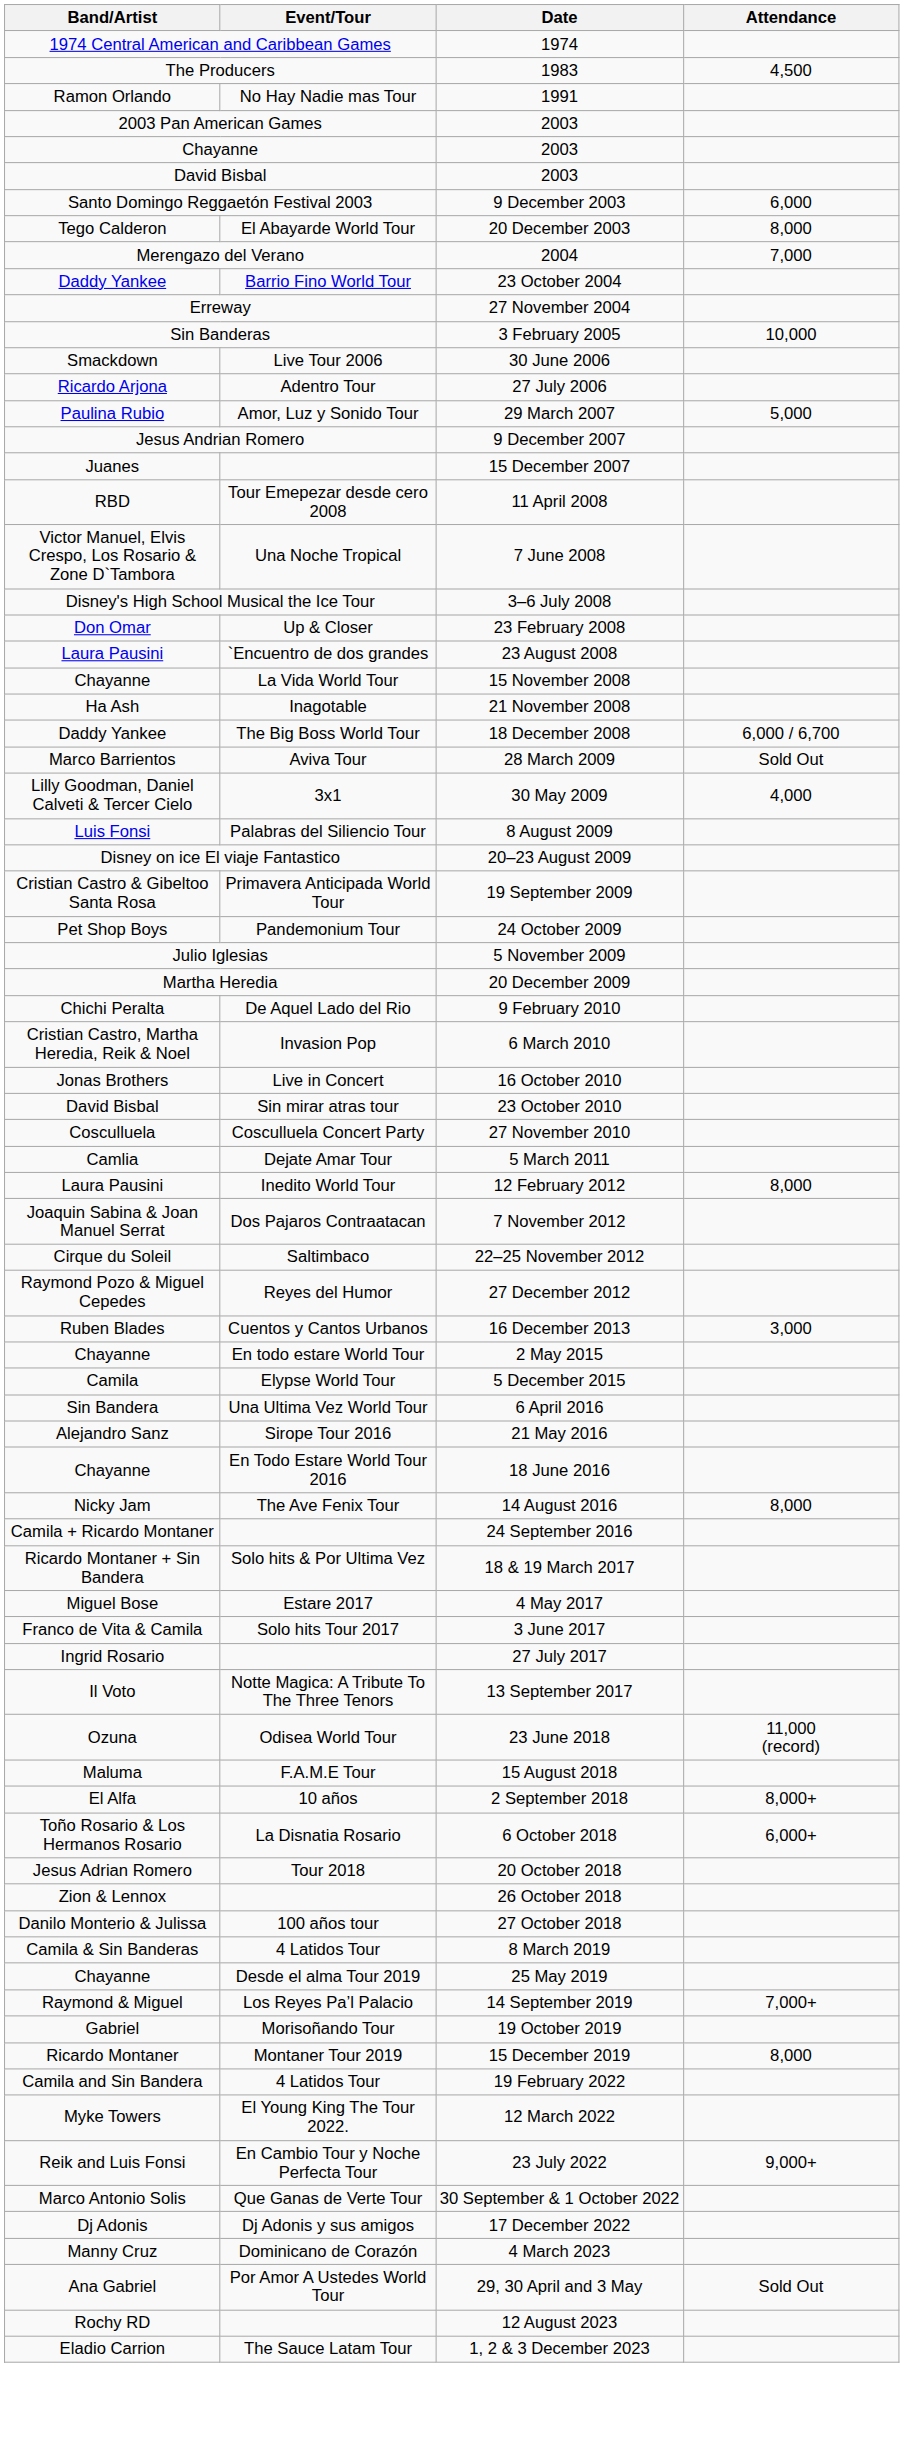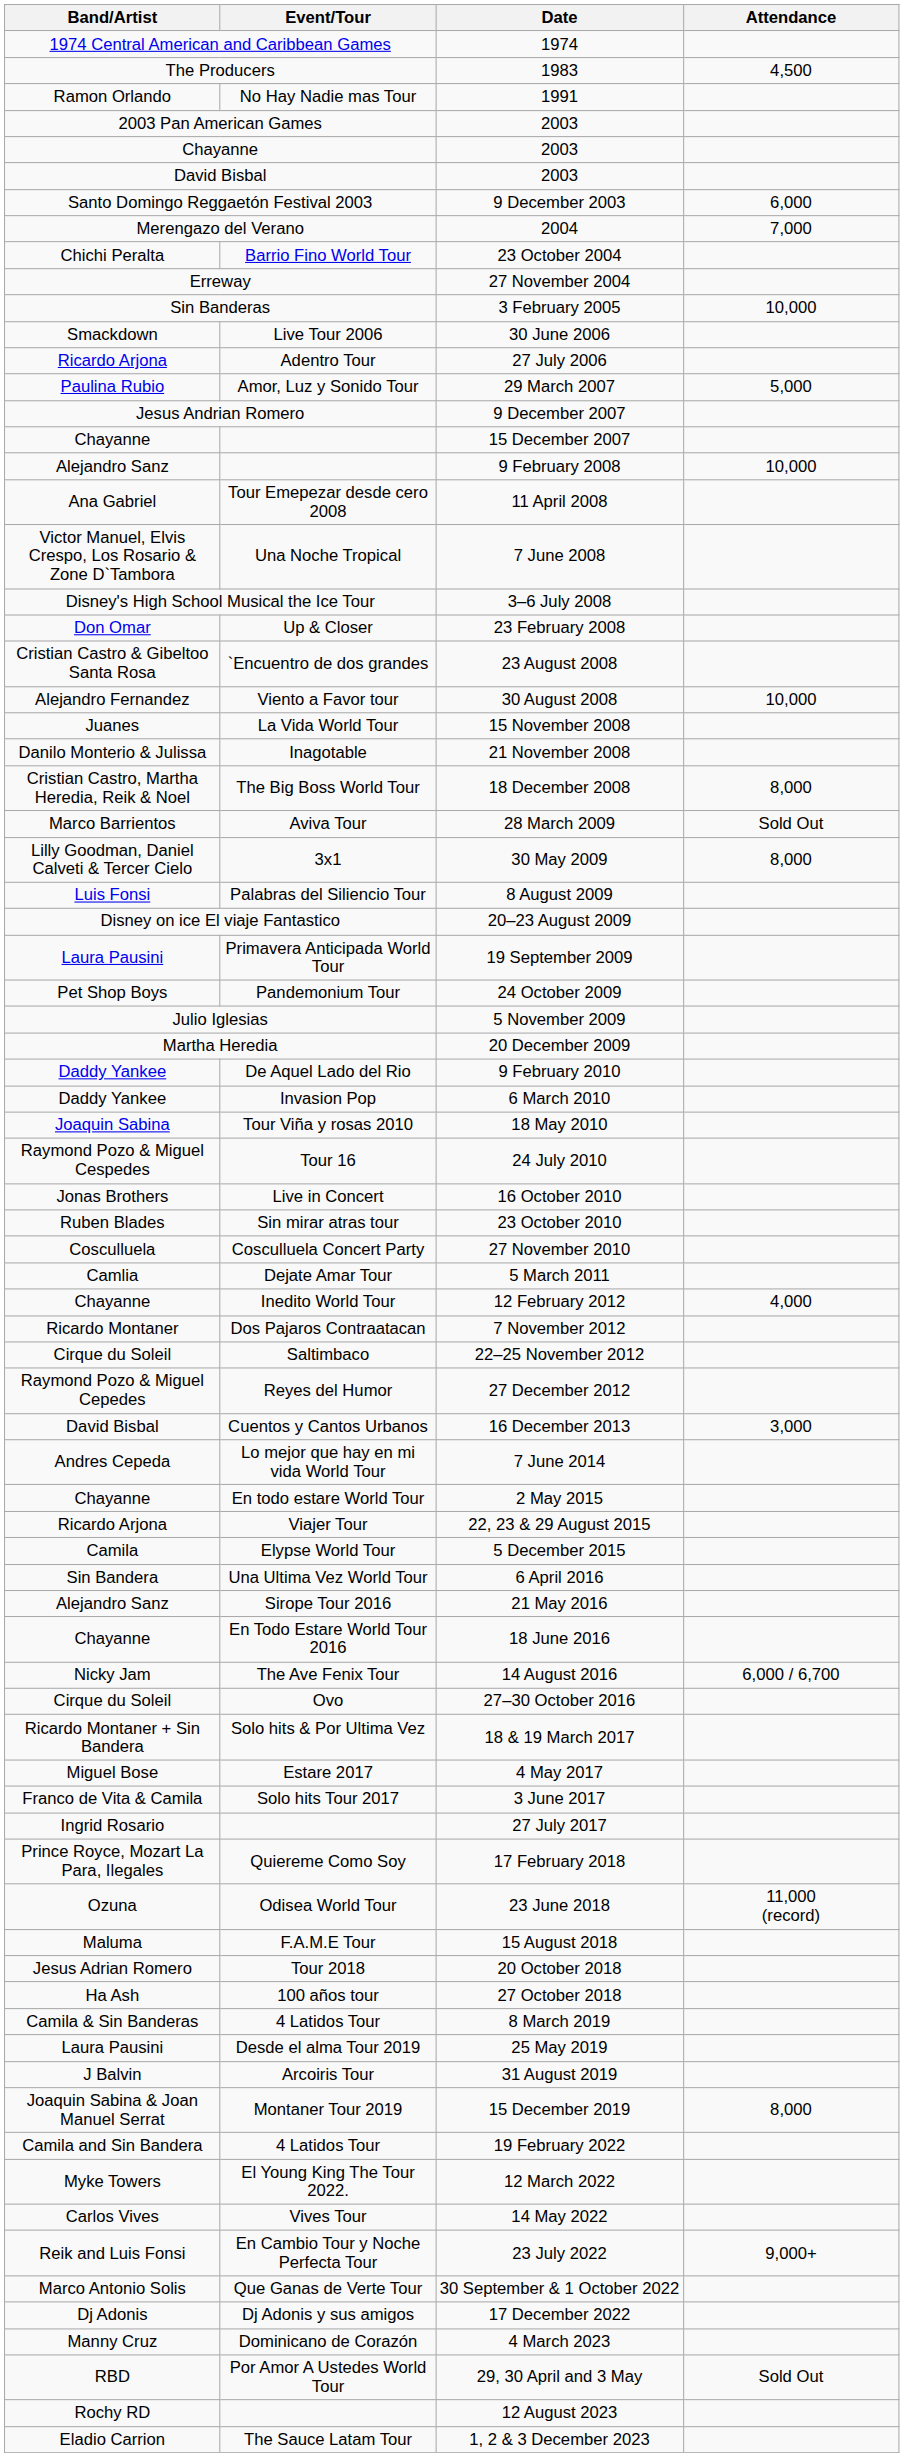- row: (328, 228)
(112, 281) Daddy Yankee -> (112, 255) Chichi Peralta
(112, 466) Juanes -> (112, 439) Chayanne
+ row: (328, 466)
(112, 502) RBD -> (112, 502) Ana Gabriel
(112, 654) Laura Pausini -> (112, 663) Cristian Castro & Gibeltoo Santa Rosa
+ row: (328, 699)
(112, 680) Chayanne -> (112, 725) Juanes
(112, 707) Ha Ash -> (112, 752) Danilo Monterio & Julissa
(112, 733) Daddy Yankee -> (112, 788) Cristian Castro, Martha Heredia, Reik & Noel
(791, 733) 6,000 / 6,700 -> (791, 788) 8,000
(791, 795) 4,000 -> (791, 859) 8,000
(112, 893) Cristian Castro & Gibeltoo Santa Rosa -> (112, 957) Laura Pausini
(112, 1008) Chichi Peralta -> (112, 1072) Daddy Yankee
(112, 1044) Cristian Castro, Martha Heredia, Reik & Noel -> (112, 1098) Daddy Yankee
+ row: (328, 1125)
+ row: (328, 1160)
(112, 1106) David Bisbal -> (112, 1223) Ruben Blades
(112, 1185) Laura Pausini -> (112, 1302) Chayanne
(791, 1185) 8,000 -> (791, 1302) 4,000
(112, 1221) Joaquin Sabina & Joan Manuel Serrat -> (112, 1328) Ricardo Montaner
(112, 1328) Ruben Blades -> (112, 1426) David Bisbal
+ row: (328, 1462)
+ row: (328, 1524)
(791, 1505) 8,000 -> (791, 1675) 6,000 / 6,700
- row: (328, 1532)
+ row: (328, 1701)
- row: (328, 1692)
+ row: (328, 1861)
- row: (328, 1799)
- row: (328, 1835)
- row: (328, 1897)
(112, 1923) Danilo Monterio & Julissa -> (112, 1995) Ha Ash
(112, 1976) Chayanne -> (112, 2047) Laura Pausini
+ row: (328, 2074)
- row: (328, 2002)
- row: (328, 2029)
(112, 2055) Ricardo Montaner -> (112, 2110) Joaquin Sabina & Joan Manuel Serrat
+ row: (328, 2217)
(112, 2287) Ana Gabriel -> (112, 2377) RBD
